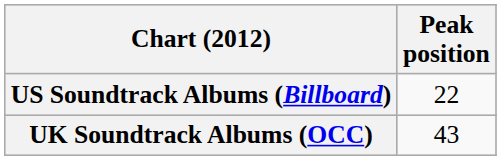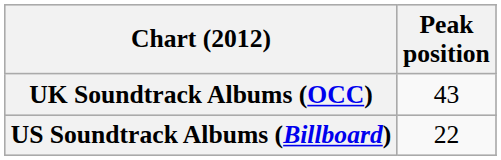rows swapped: (201, 134) <-> (201, 94)
